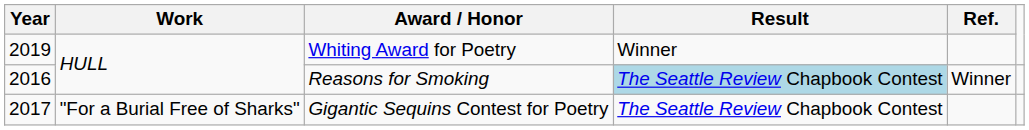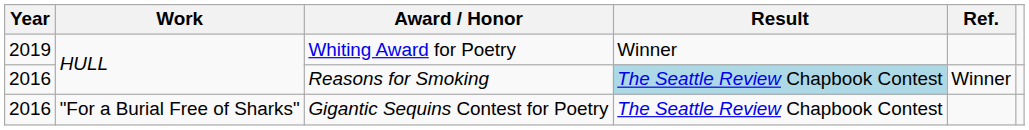(30, 109) 2017 -> (30, 109) 2016
